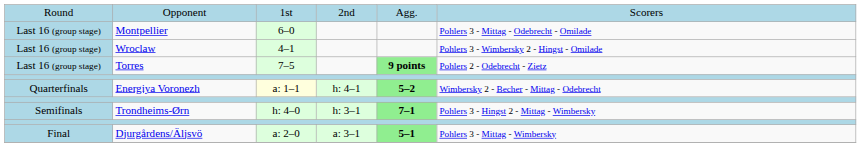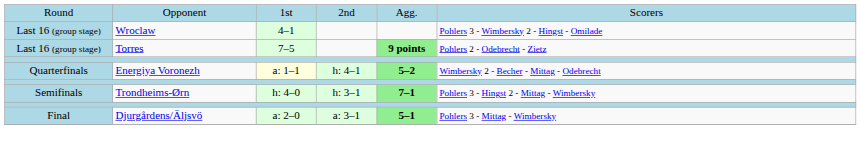- row: (142, 30)
